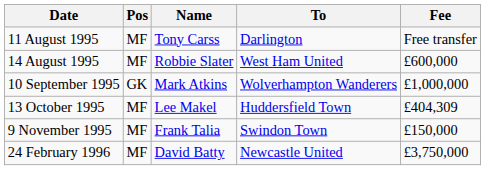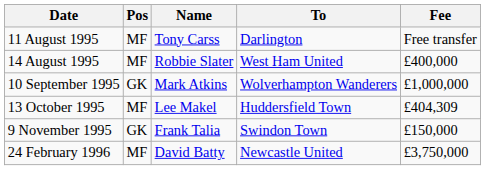(431, 61) £600,000 -> (431, 61) £400,000
(137, 130) MF -> (137, 130) GK
